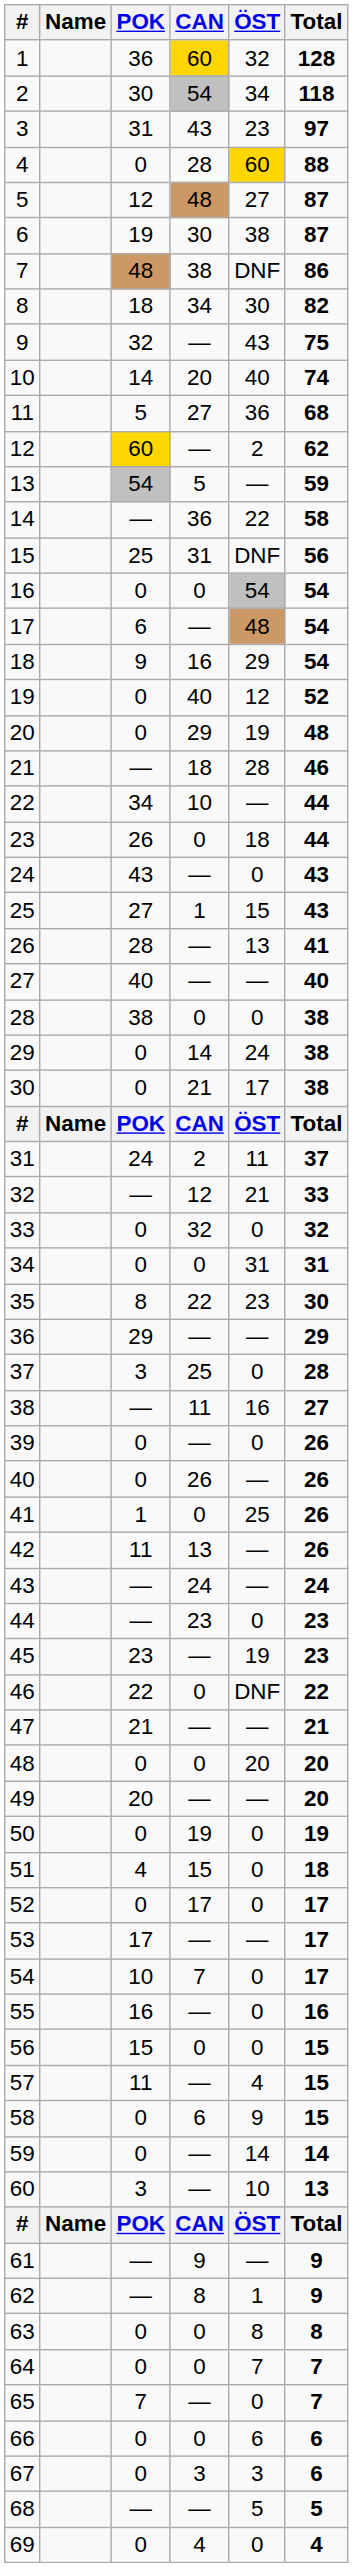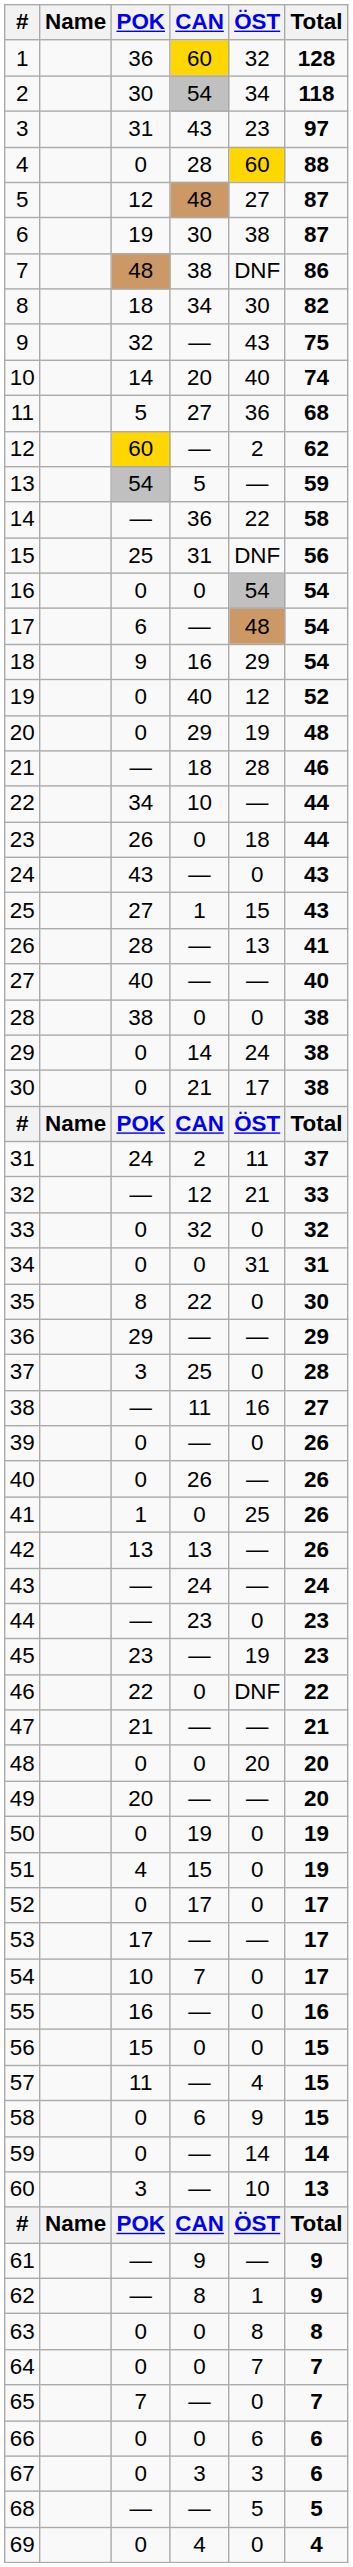(257, 1301) 23 -> (257, 1301) 0
(141, 1549) 11 -> (141, 1549) 13
(316, 1869) 18 -> (316, 1869) 19
